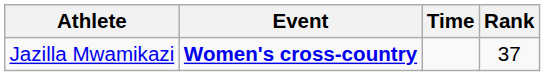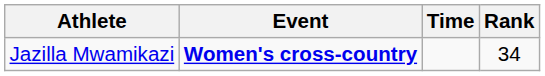(509, 54) 37 -> (509, 54) 34
